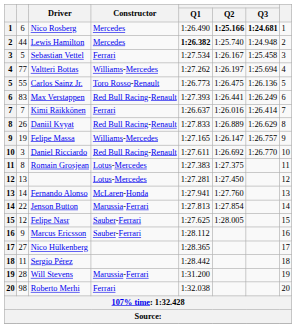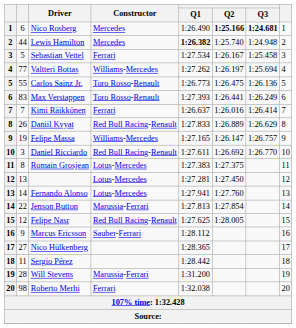(135, 96) Red Bull Racing-Renault -> (126, 96) Toro Rosso-Renault
(121, 192) McLaren-Honda -> (120, 192) Lotus-Mercedes
(117, 220) Sauber-Ferrari -> (135, 220) Red Bull Racing-Renault
